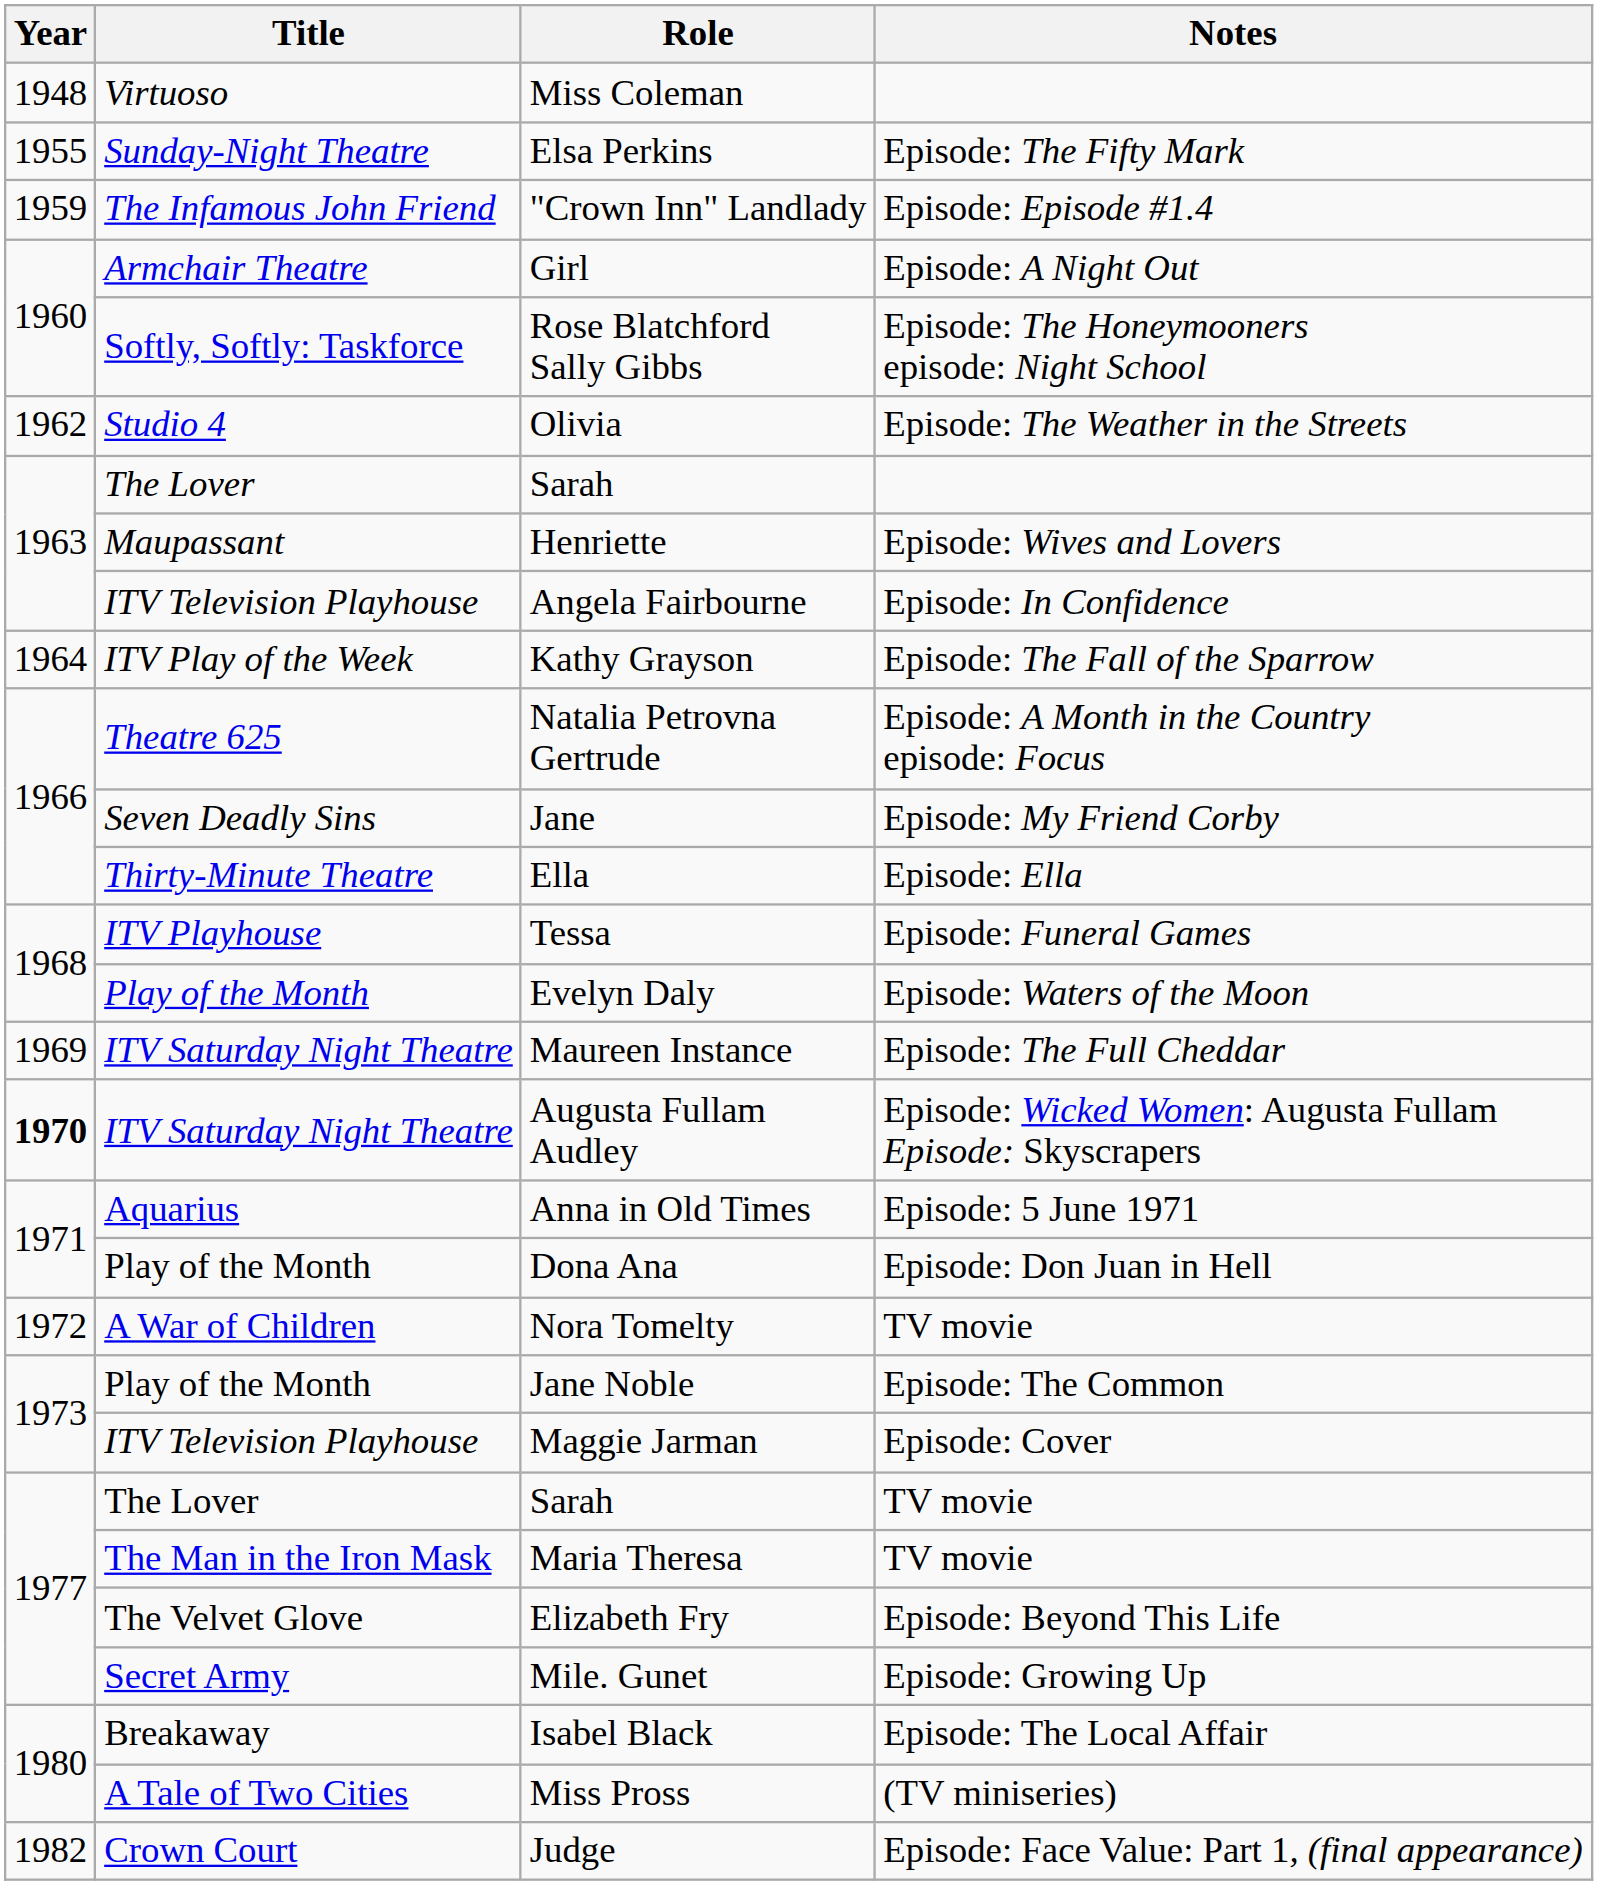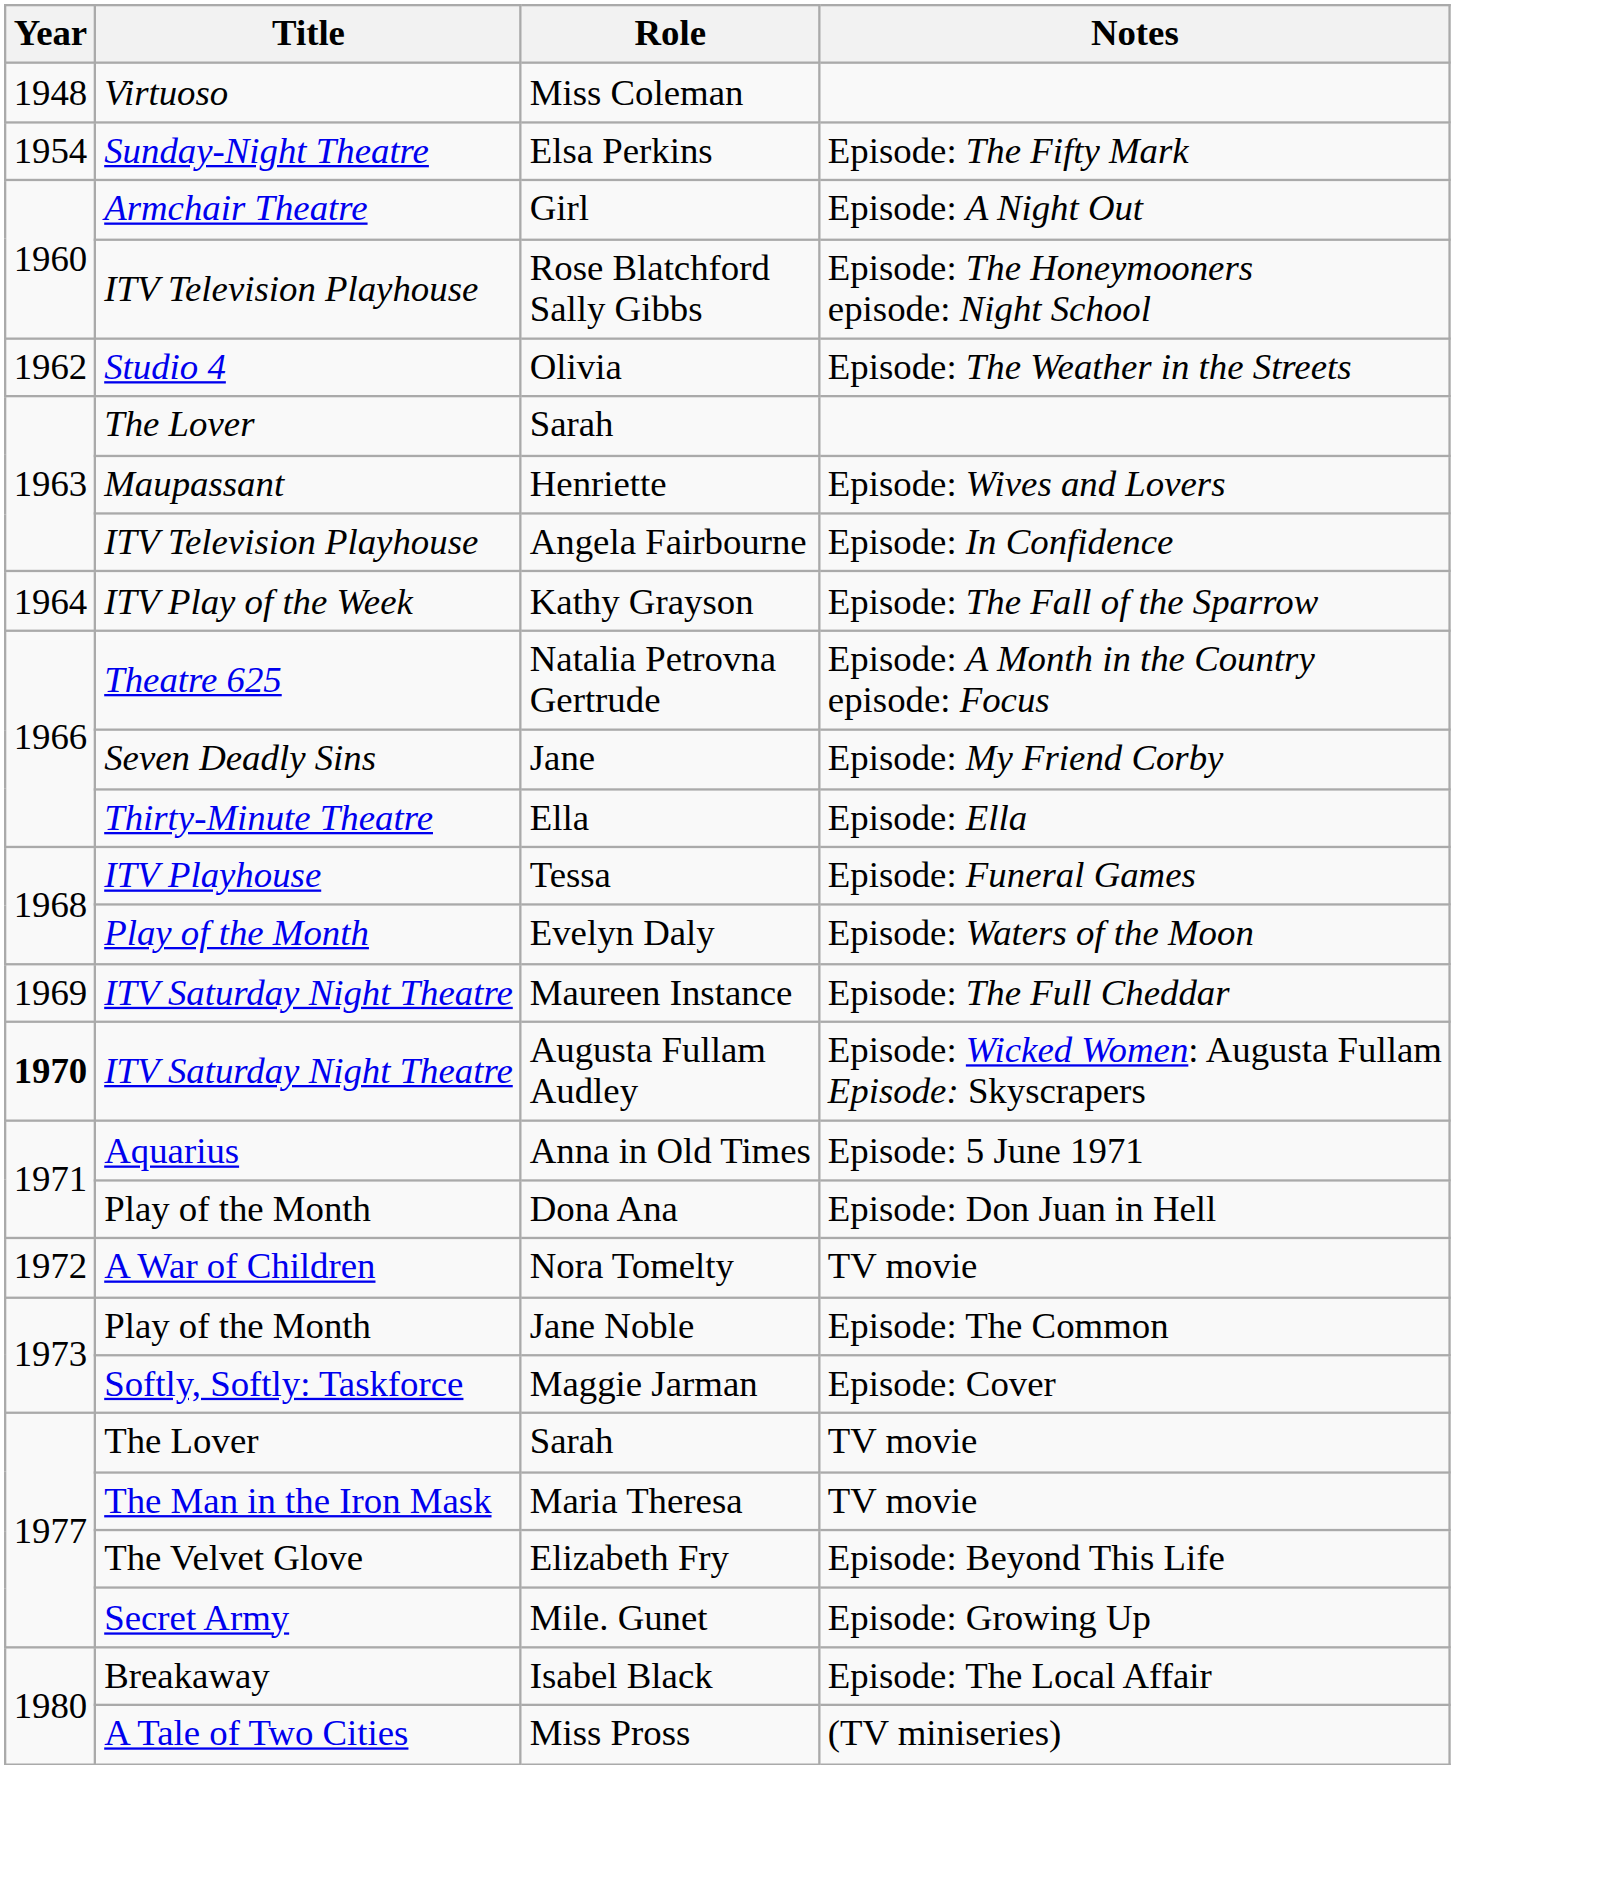(50, 150) 1955 -> (50, 150) 1954
- row: (698, 208)
(284, 346) Softly, Softly: Taskforce -> (291, 287) ITV Television Playhouse
(291, 1441) ITV Television Playhouse -> (284, 1383) Softly, Softly: Taskforce
- row: (573, 1850)
